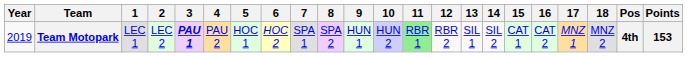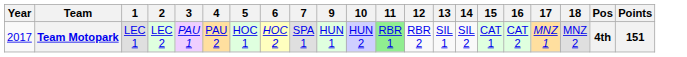- column: (331, 13)
(19, 37) 2019 -> (19, 37) 2017
(189, 37) bold -> (189, 37) normal
(663, 37) 153 -> (635, 37) 151
